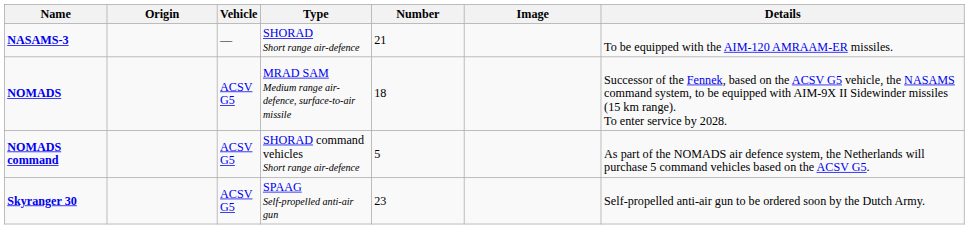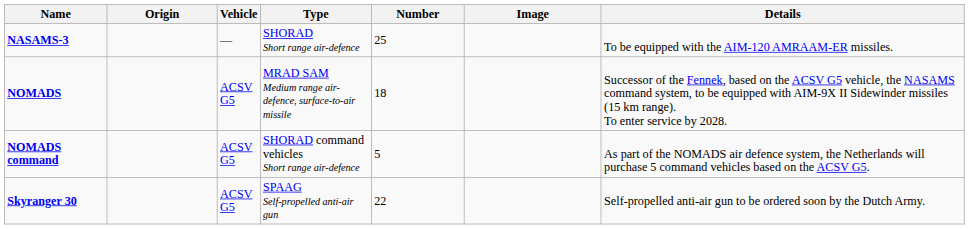(380, 40) 21 -> (380, 40) 25
(380, 200) 23 -> (380, 200) 22
